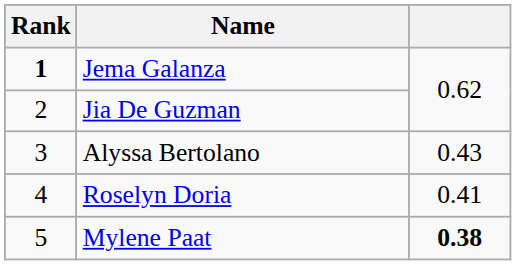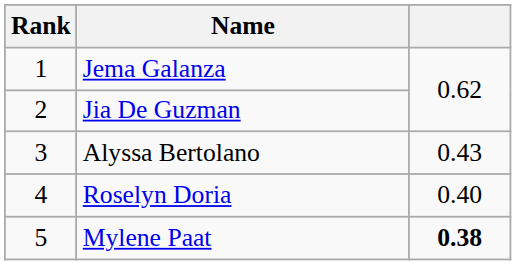(41, 68) bold -> (41, 68) normal
(460, 195) 0.41 -> (460, 195) 0.40
